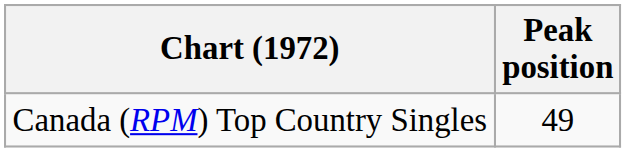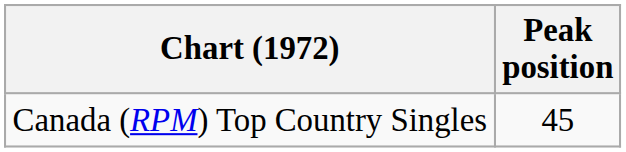(558, 119) 49 -> (558, 119) 45
